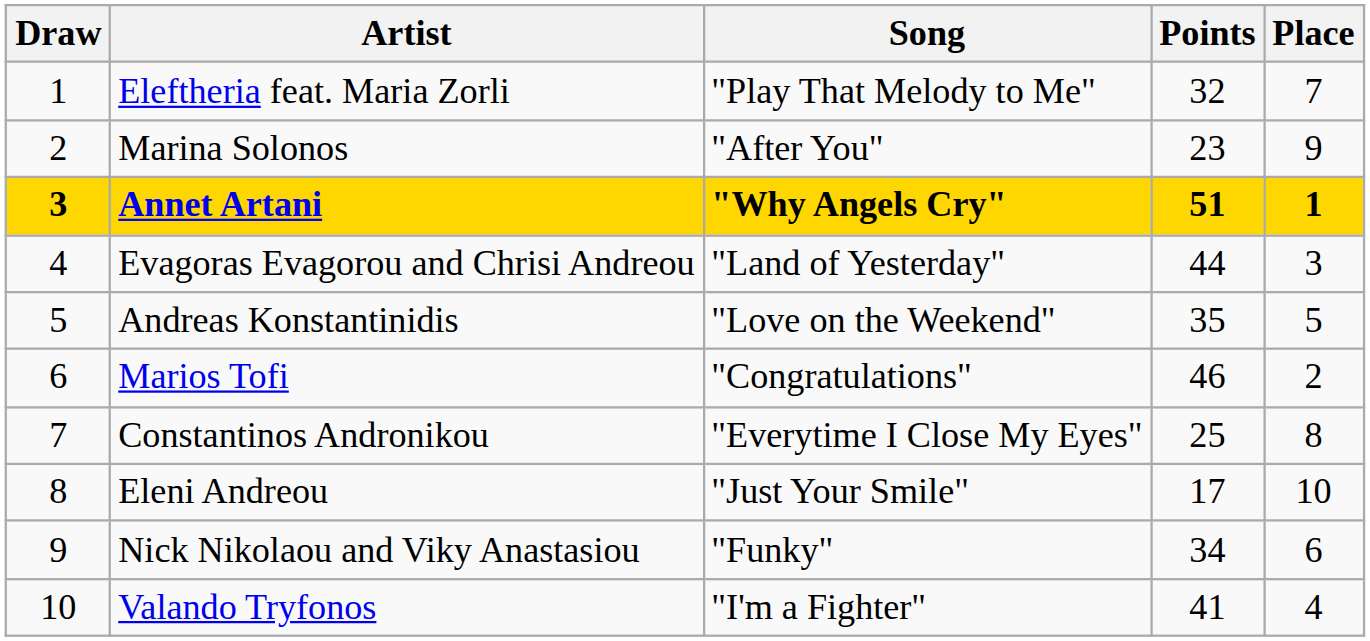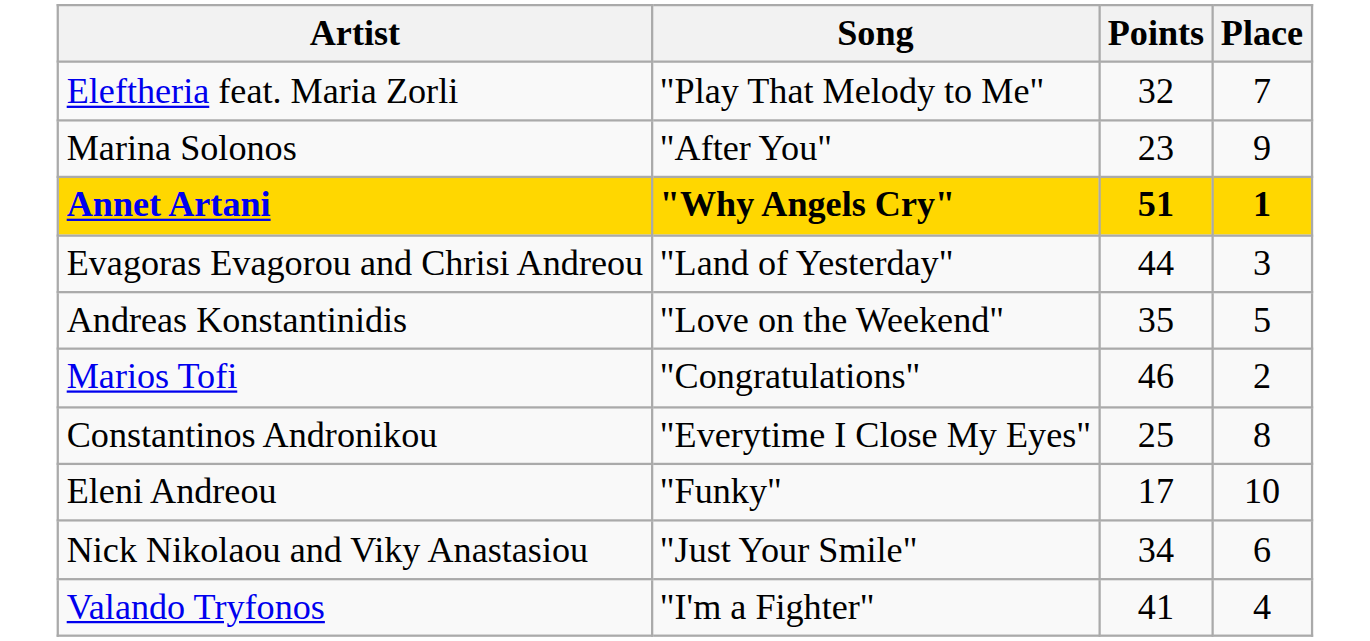- column: (58, 33)
(840, 491) "Just Your Smile" -> (721, 491) "Funky"
(772, 549) "Funky" -> (789, 549) "Just Your Smile"
